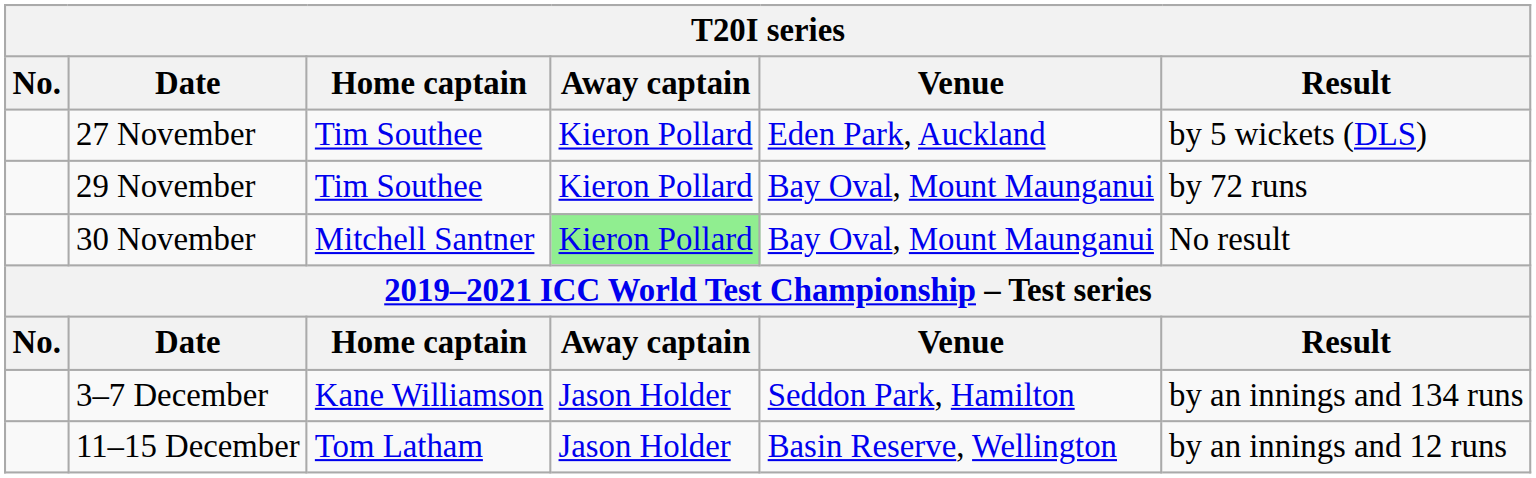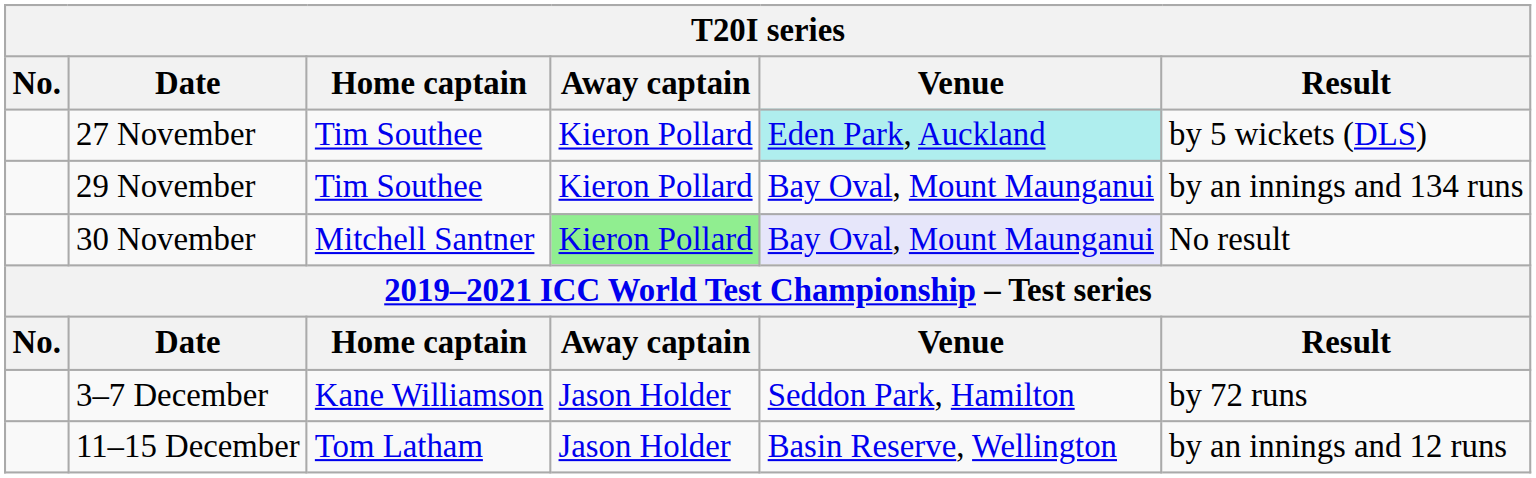(907, 134) no background -> (907, 134) paleturquoise background
(1238, 186) by 72 runs -> (1346, 186) by an innings and 134 runs
(961, 238) no background -> (961, 238) lavender background
(1346, 394) by an innings and 134 runs -> (1238, 394) by 72 runs
